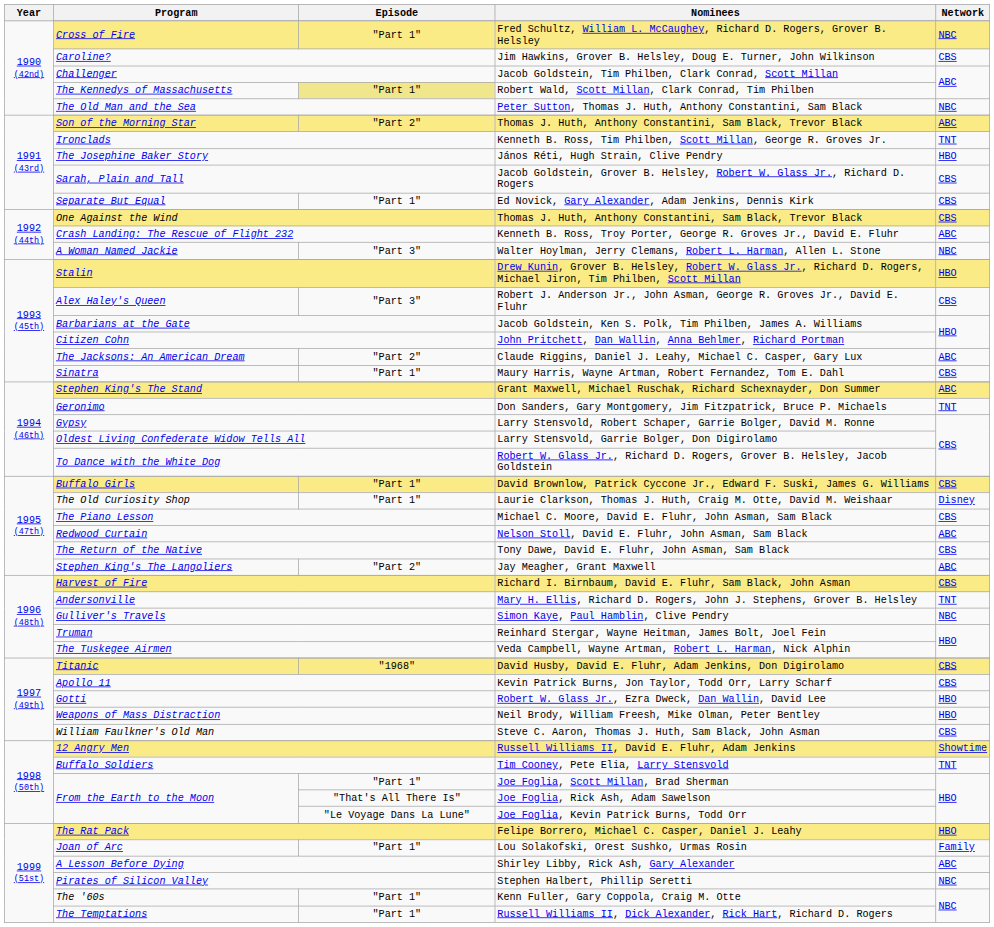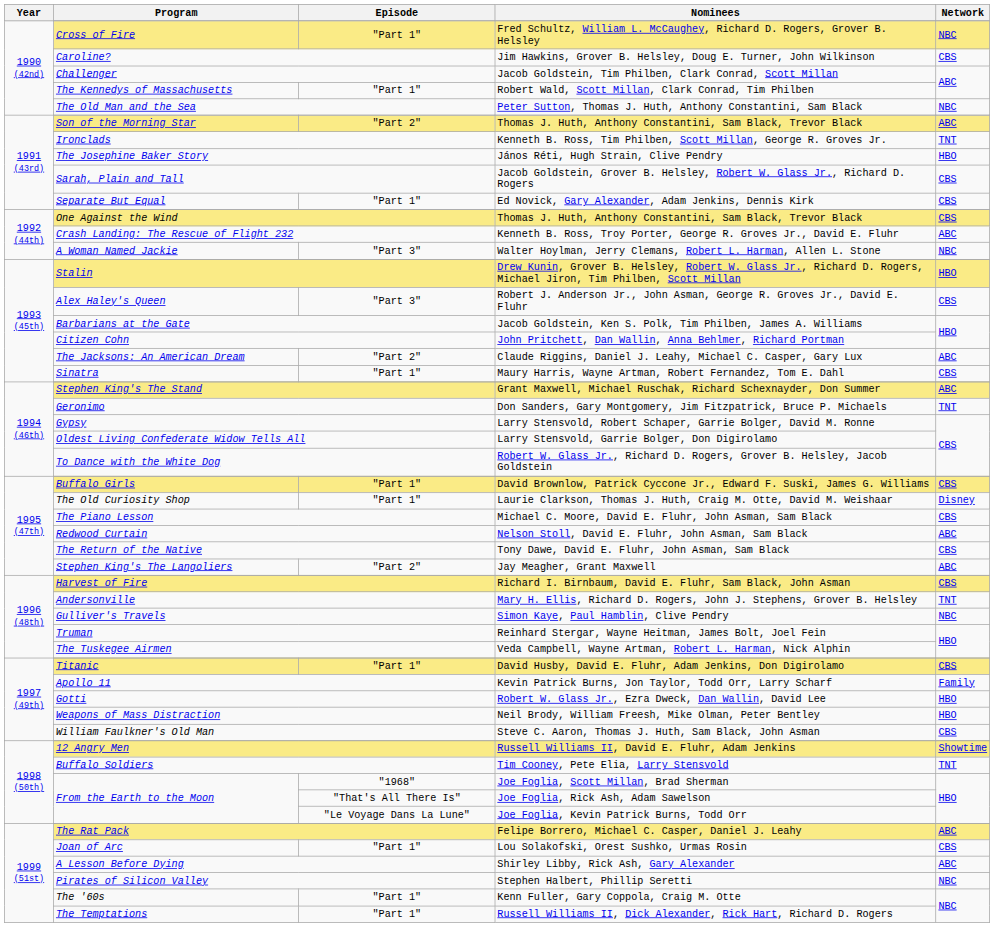(397, 90) khaki background -> (397, 90) no background
(397, 666) "1968" -> (397, 666) "Part 1"
(948, 683) CBS -> (957, 683) Family
(397, 782) "Part 1" -> (397, 782) "1968"
(948, 831) HBO -> (948, 831) ABC
(957, 848) Family -> (948, 848) CBS
